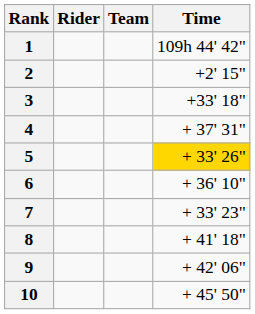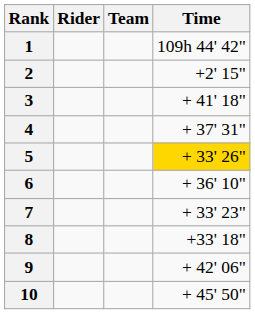(216, 101) +33' 18" -> (214, 101) + 41' 18"
(214, 239) + 41' 18" -> (216, 239) +33' 18"
